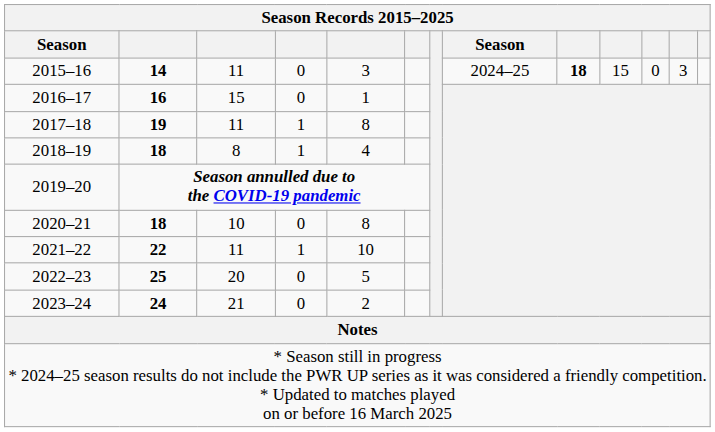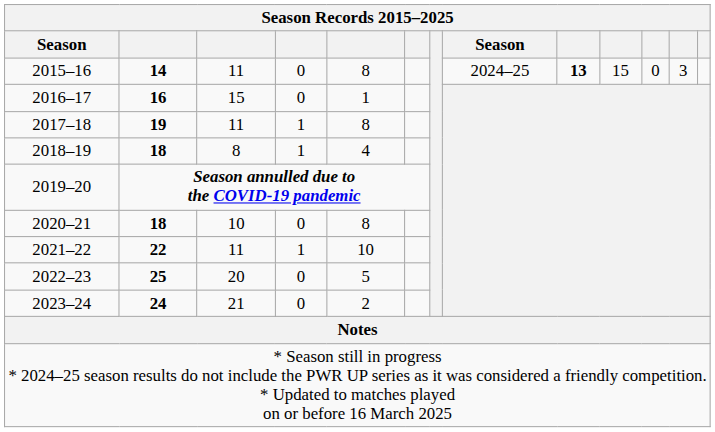(366, 71) 3 -> (366, 71) 8
(578, 71) 18 -> (578, 71) 13
